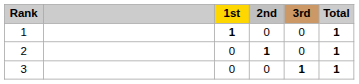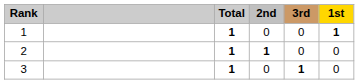columns swapped: (232, 13) <-> (336, 13)
